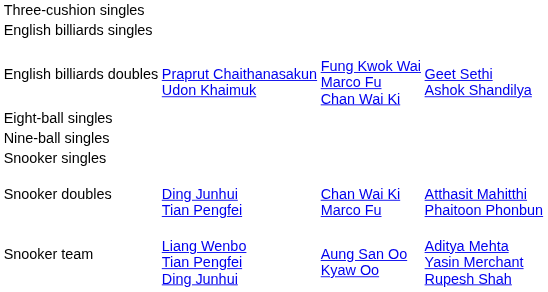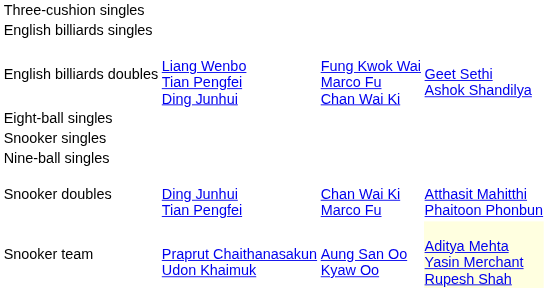(239, 82) Praprut Chaithanasakun Udon Khaimuk -> (204, 82) Liang Wenbo Tian Pengfei Ding Junhui
rows swapped: (57, 138) <-> (55, 158)
(204, 262) Liang Wenbo Tian Pengfei Ding Junhui -> (239, 262) Praprut Chaithanasakun Udon Khaimuk
(474, 262) no background -> (474, 262) lightyellow background
